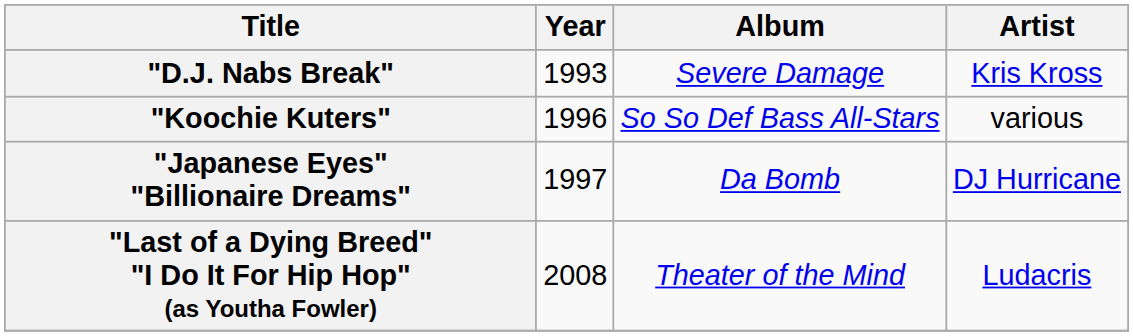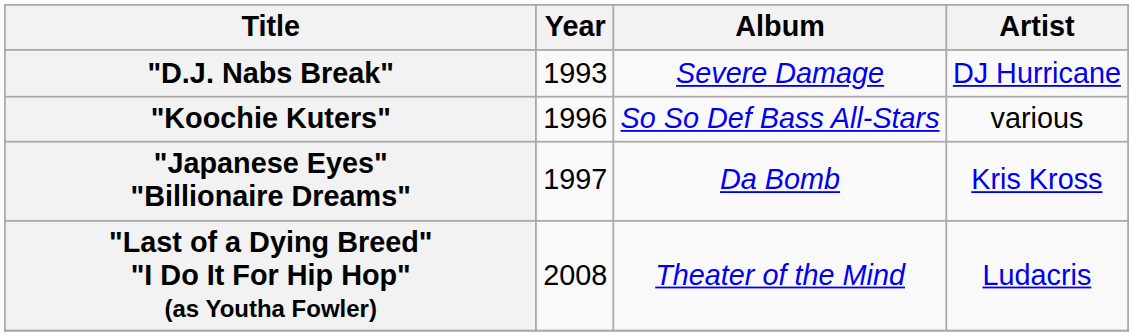(1037, 73) Kris Kross -> (1037, 73) DJ Hurricane
(1037, 180) DJ Hurricane -> (1037, 180) Kris Kross
